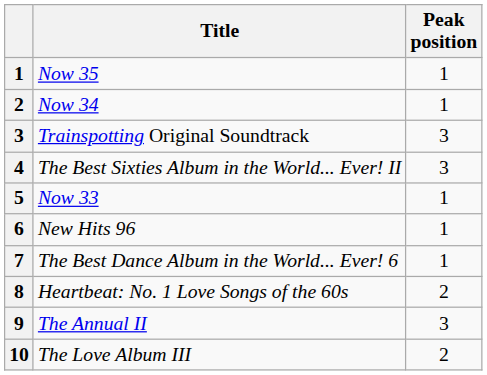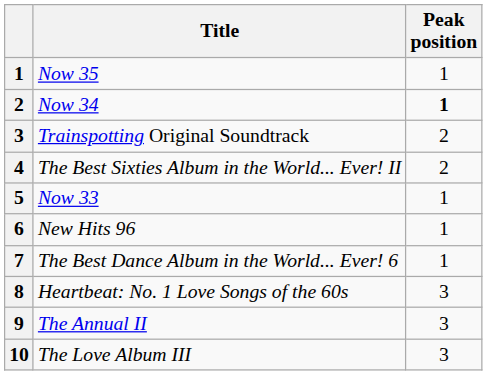(444, 104) normal -> (444, 104) bold
(444, 135) 3 -> (444, 135) 2
(444, 167) 3 -> (444, 167) 2
(444, 291) 2 -> (444, 291) 3
(444, 354) 2 -> (444, 354) 3
